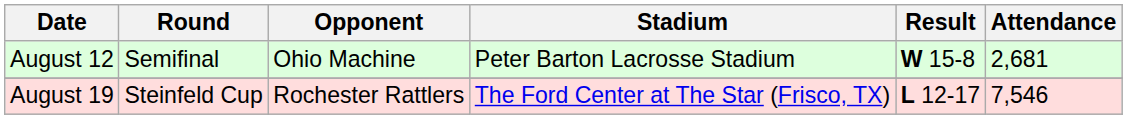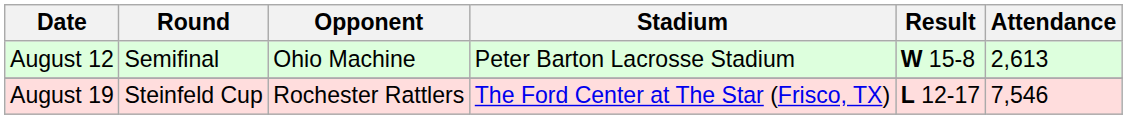(1020, 59) 2,681 -> (1020, 59) 2,613
